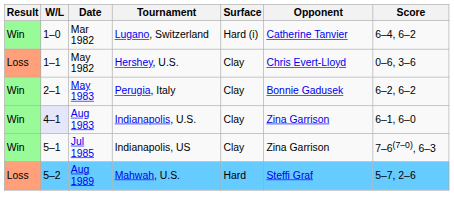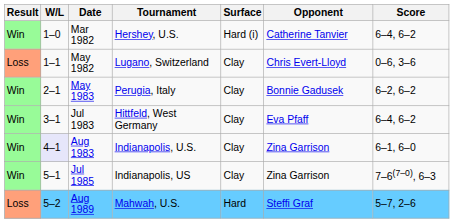(162, 35) Lugano, Switzerland -> (147, 35) Hershey, U.S.
(147, 63) Hershey, U.S. -> (162, 63) Lugano, Switzerland
+ row: (82, 119)
